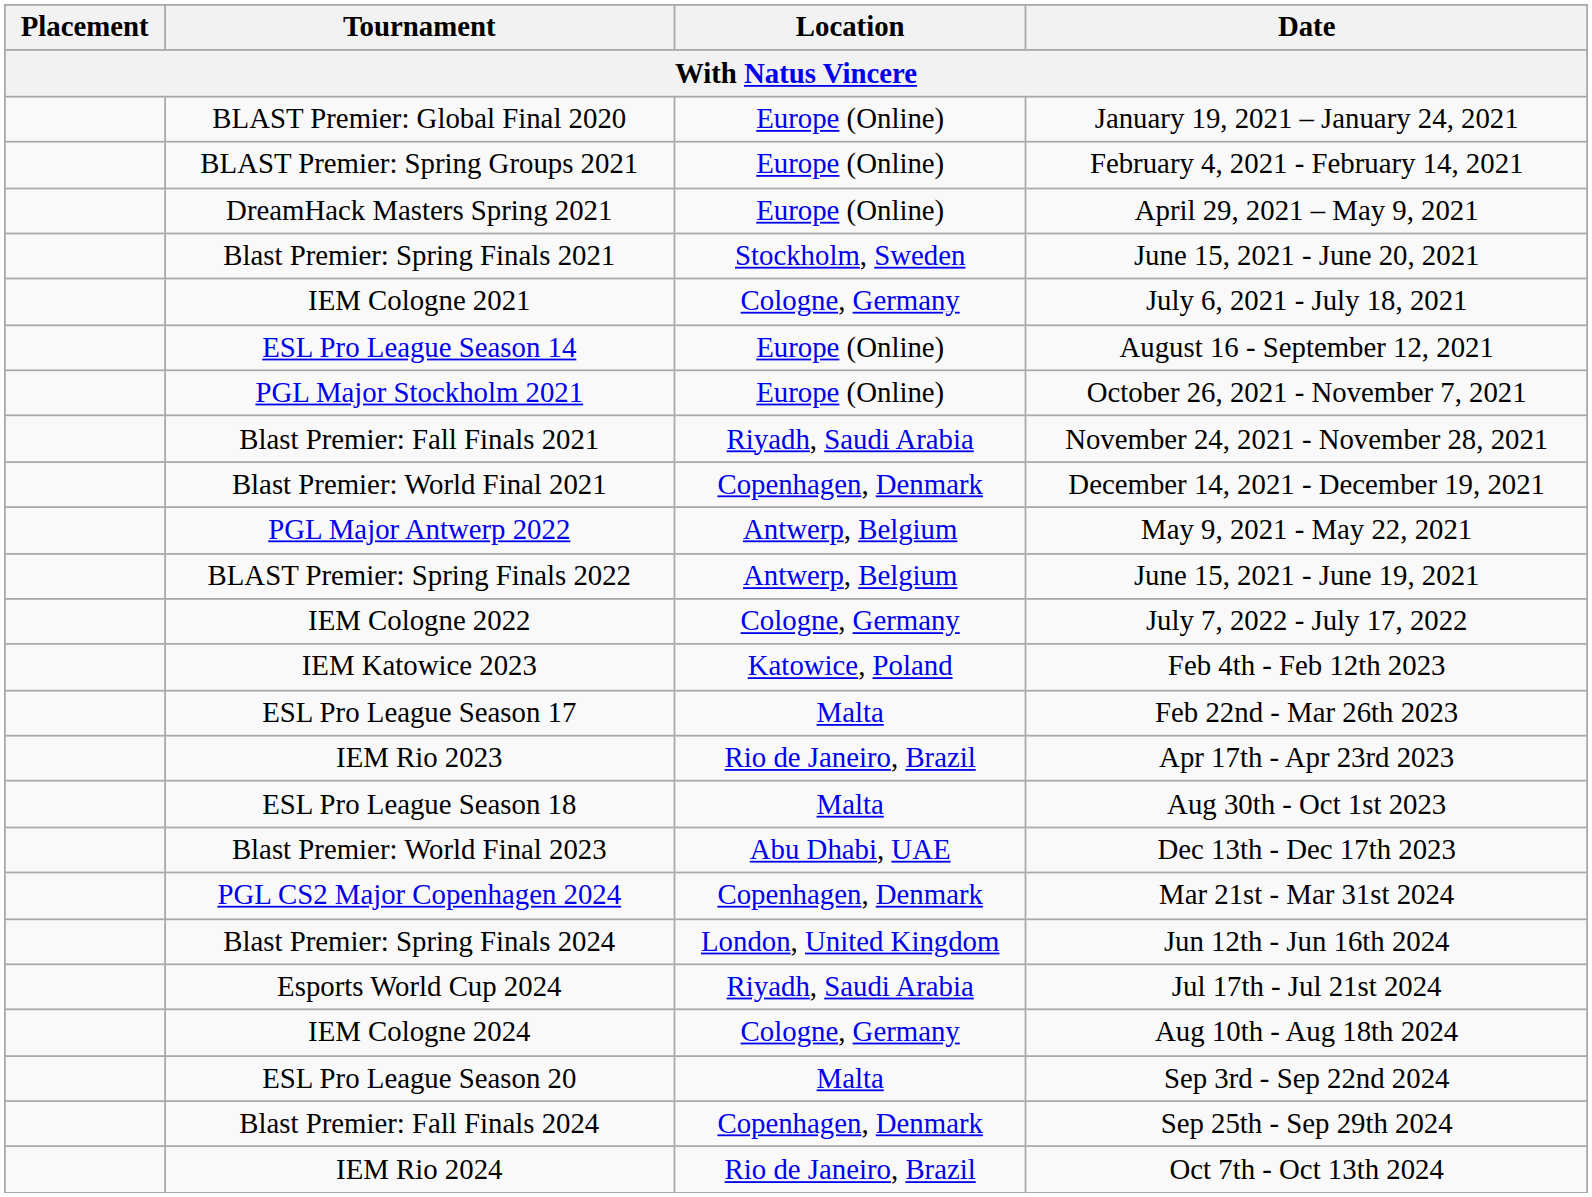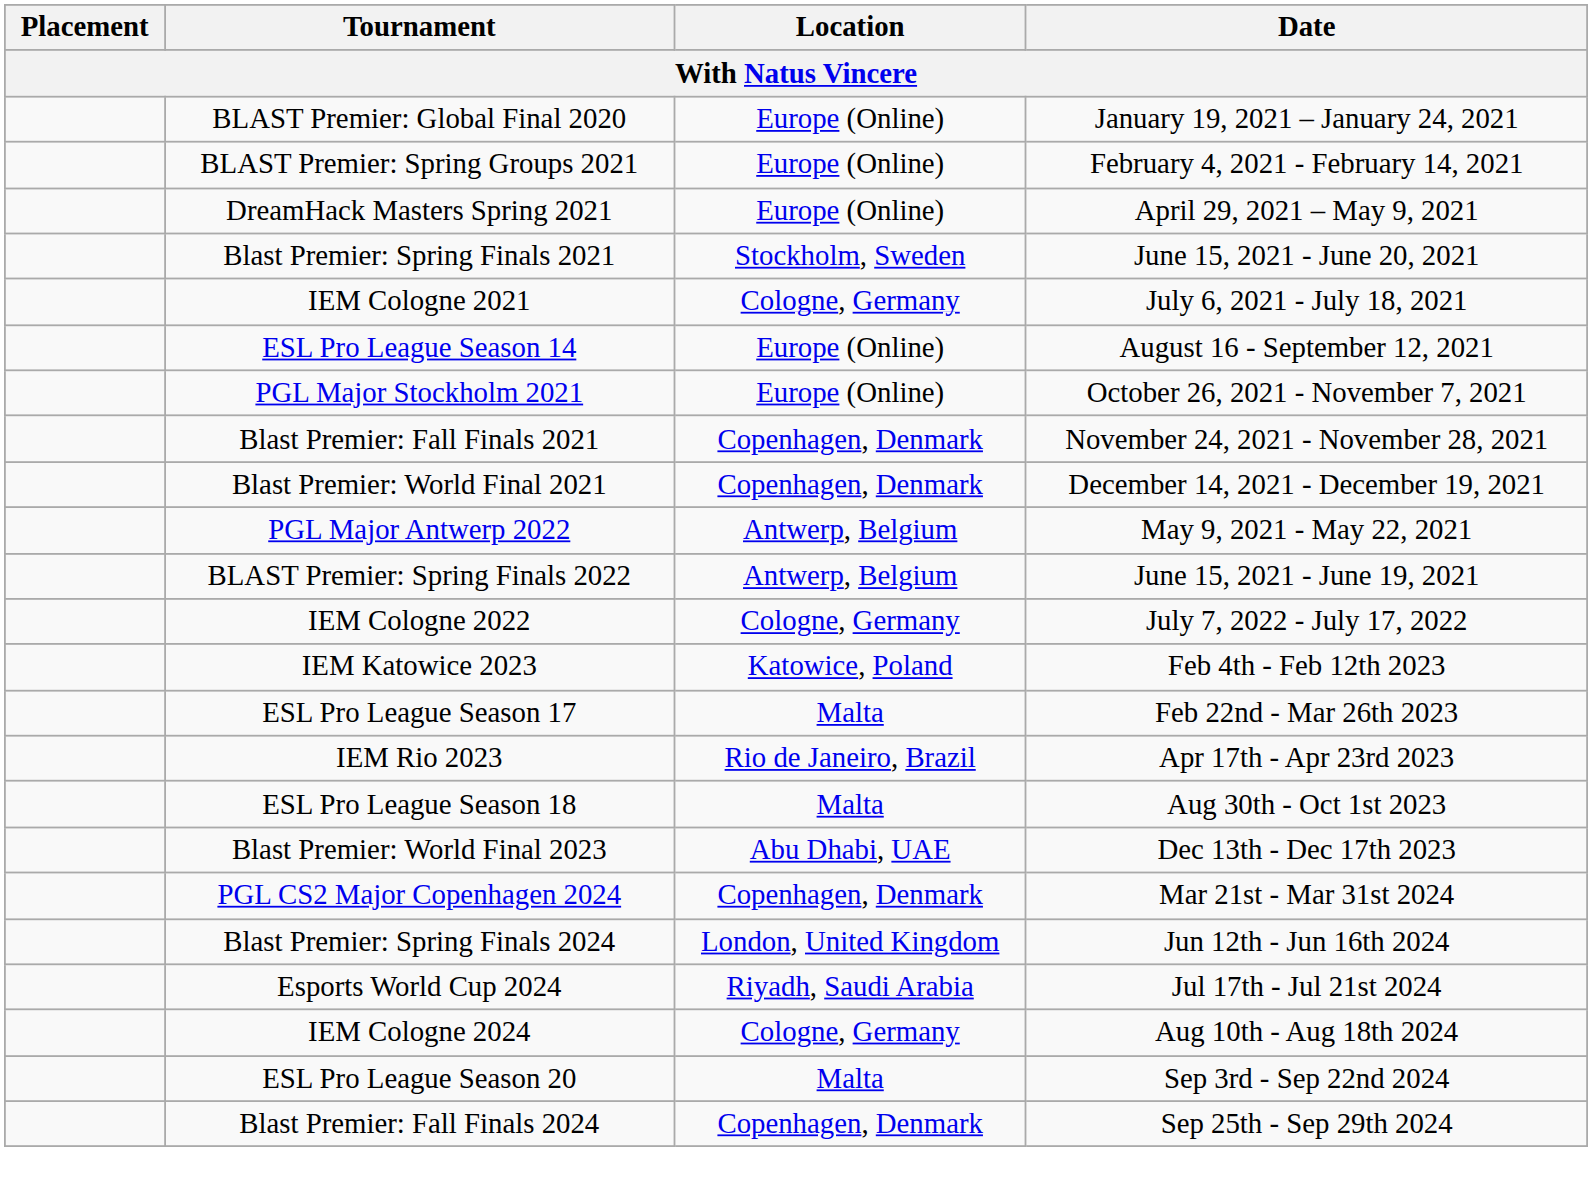(850, 438) Riyadh, Saudi Arabia -> (850, 438) Copenhagen, Denmark
- row: (419, 1169)
